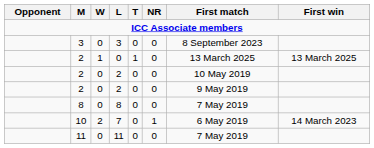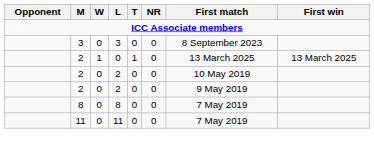- row: (81, 120)
